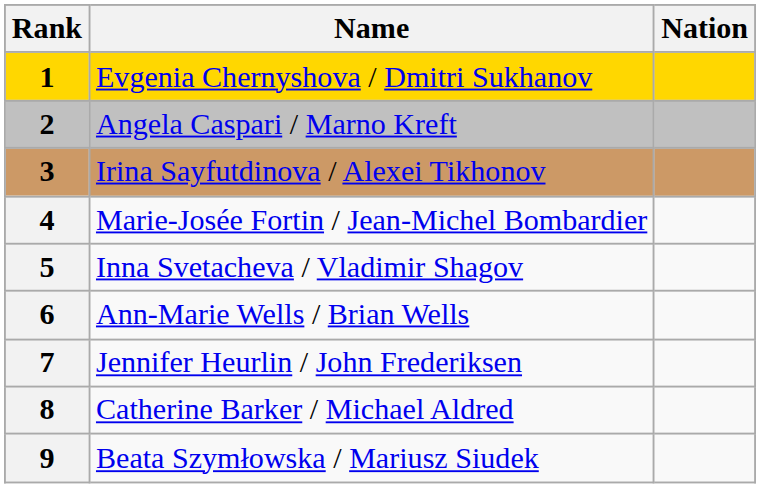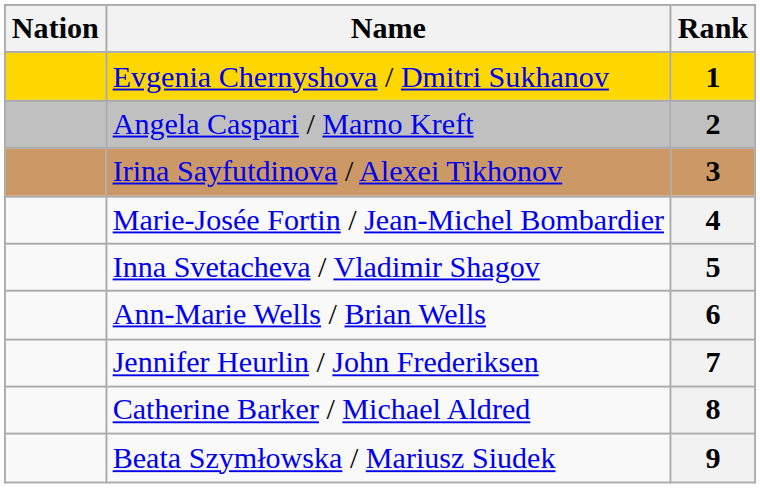columns swapped: (47, 28) <-> (705, 28)
